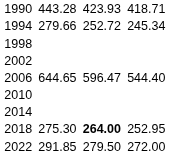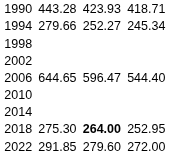(102, 26) 252.72 -> (102, 26) 252.27
(102, 146) 279.50 -> (102, 146) 279.60
